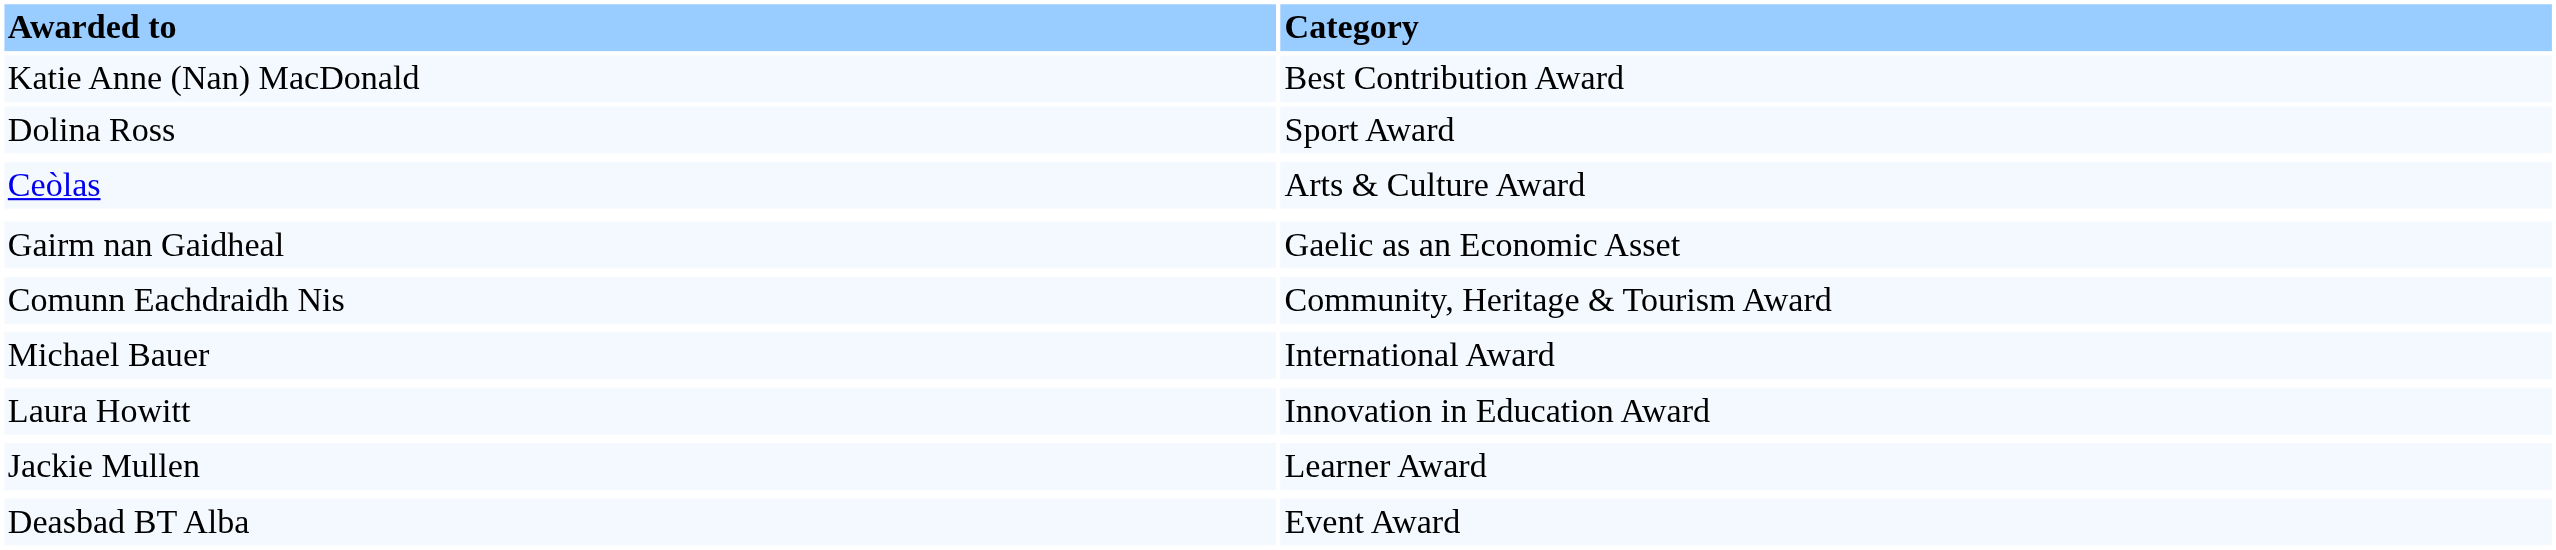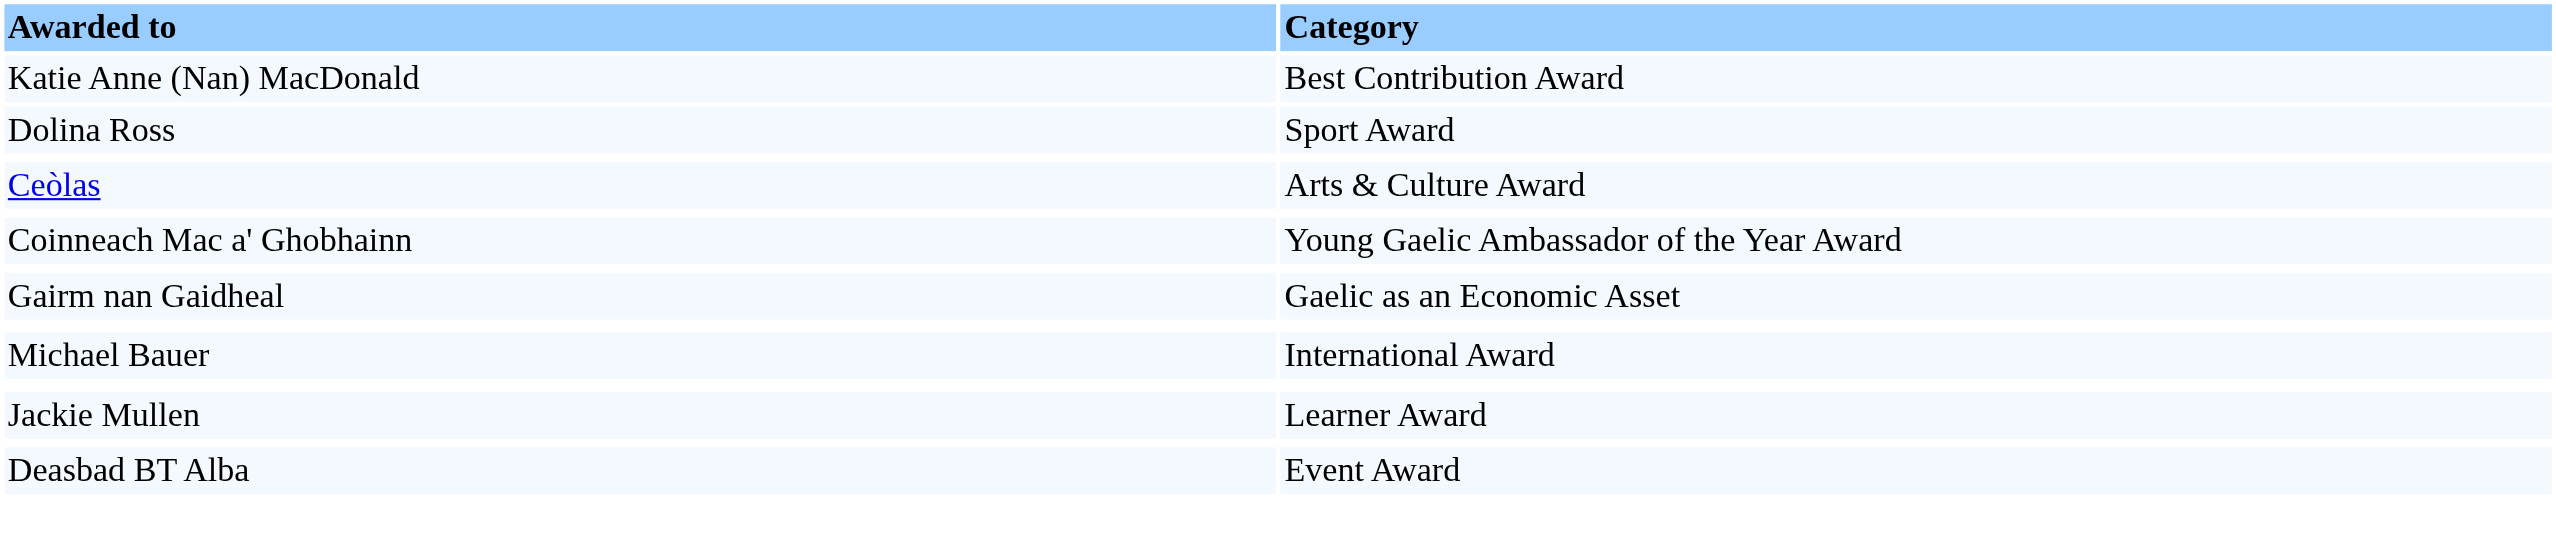+ row: (210, 240)
- row: (176, 299)
- row: (99, 410)
